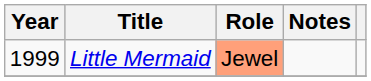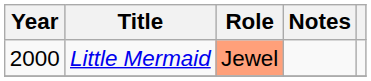(35, 57) 1999 -> (35, 57) 2000
